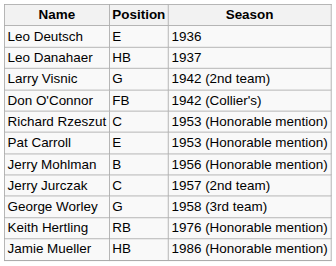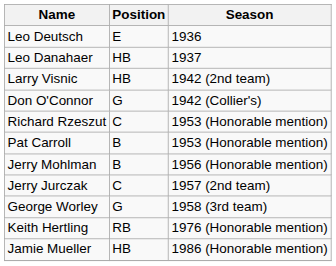(118, 79) G -> (122, 79) HB
(121, 100) FB -> (118, 100) G
(117, 143) E -> (117, 143) B
